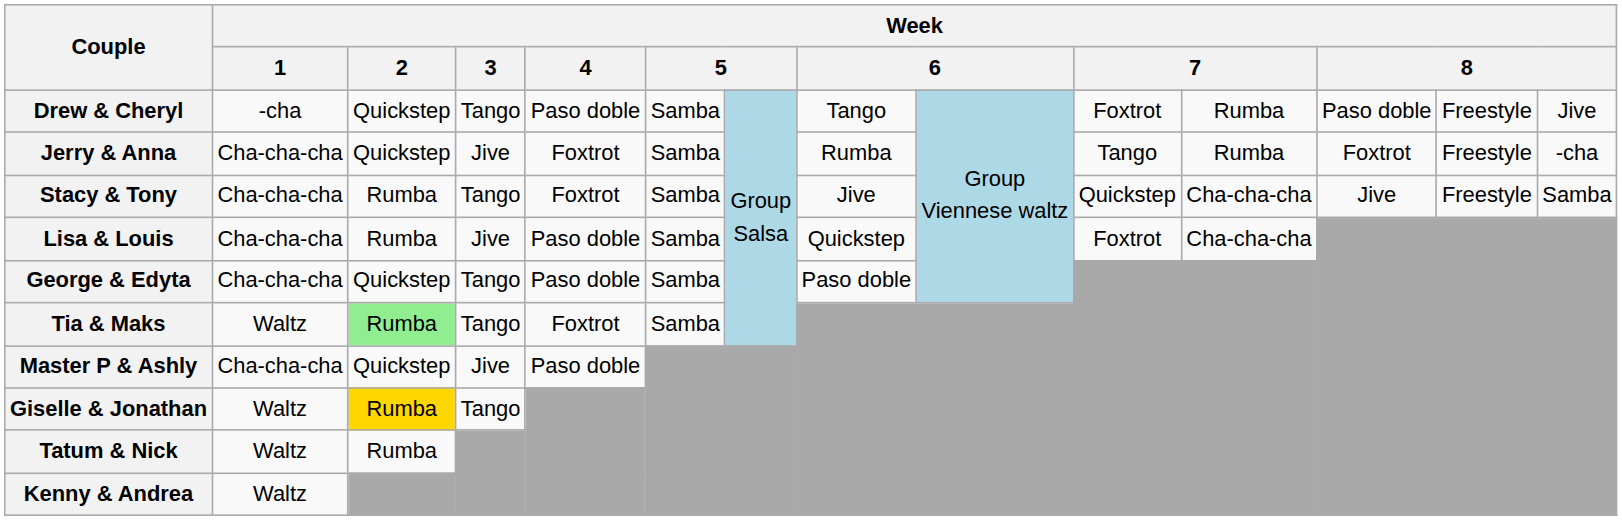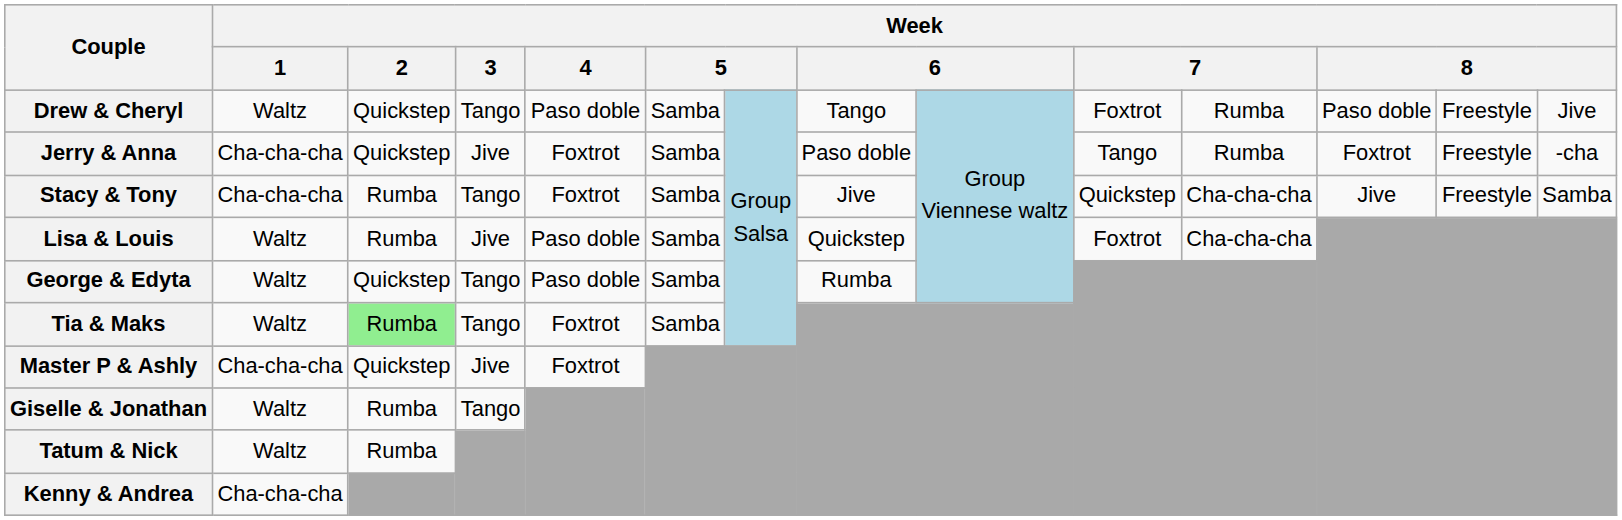(280, 110) -cha -> (280, 110) Waltz
(856, 153) Rumba -> (856, 153) Paso doble
(280, 238) Cha-cha-cha -> (280, 238) Waltz
(280, 280) Cha-cha-cha -> (280, 280) Waltz
(856, 280) Paso doble -> (856, 280) Rumba
(586, 365) Paso doble -> (586, 365) Foxtrot
(402, 408) gold background -> (402, 408) no background
(280, 493) Waltz -> (280, 493) Cha-cha-cha
